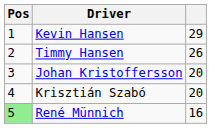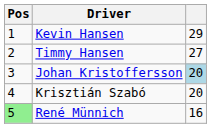(196, 54) 26 -> (196, 54) 27
(196, 74) no background -> (196, 74) lightblue background
